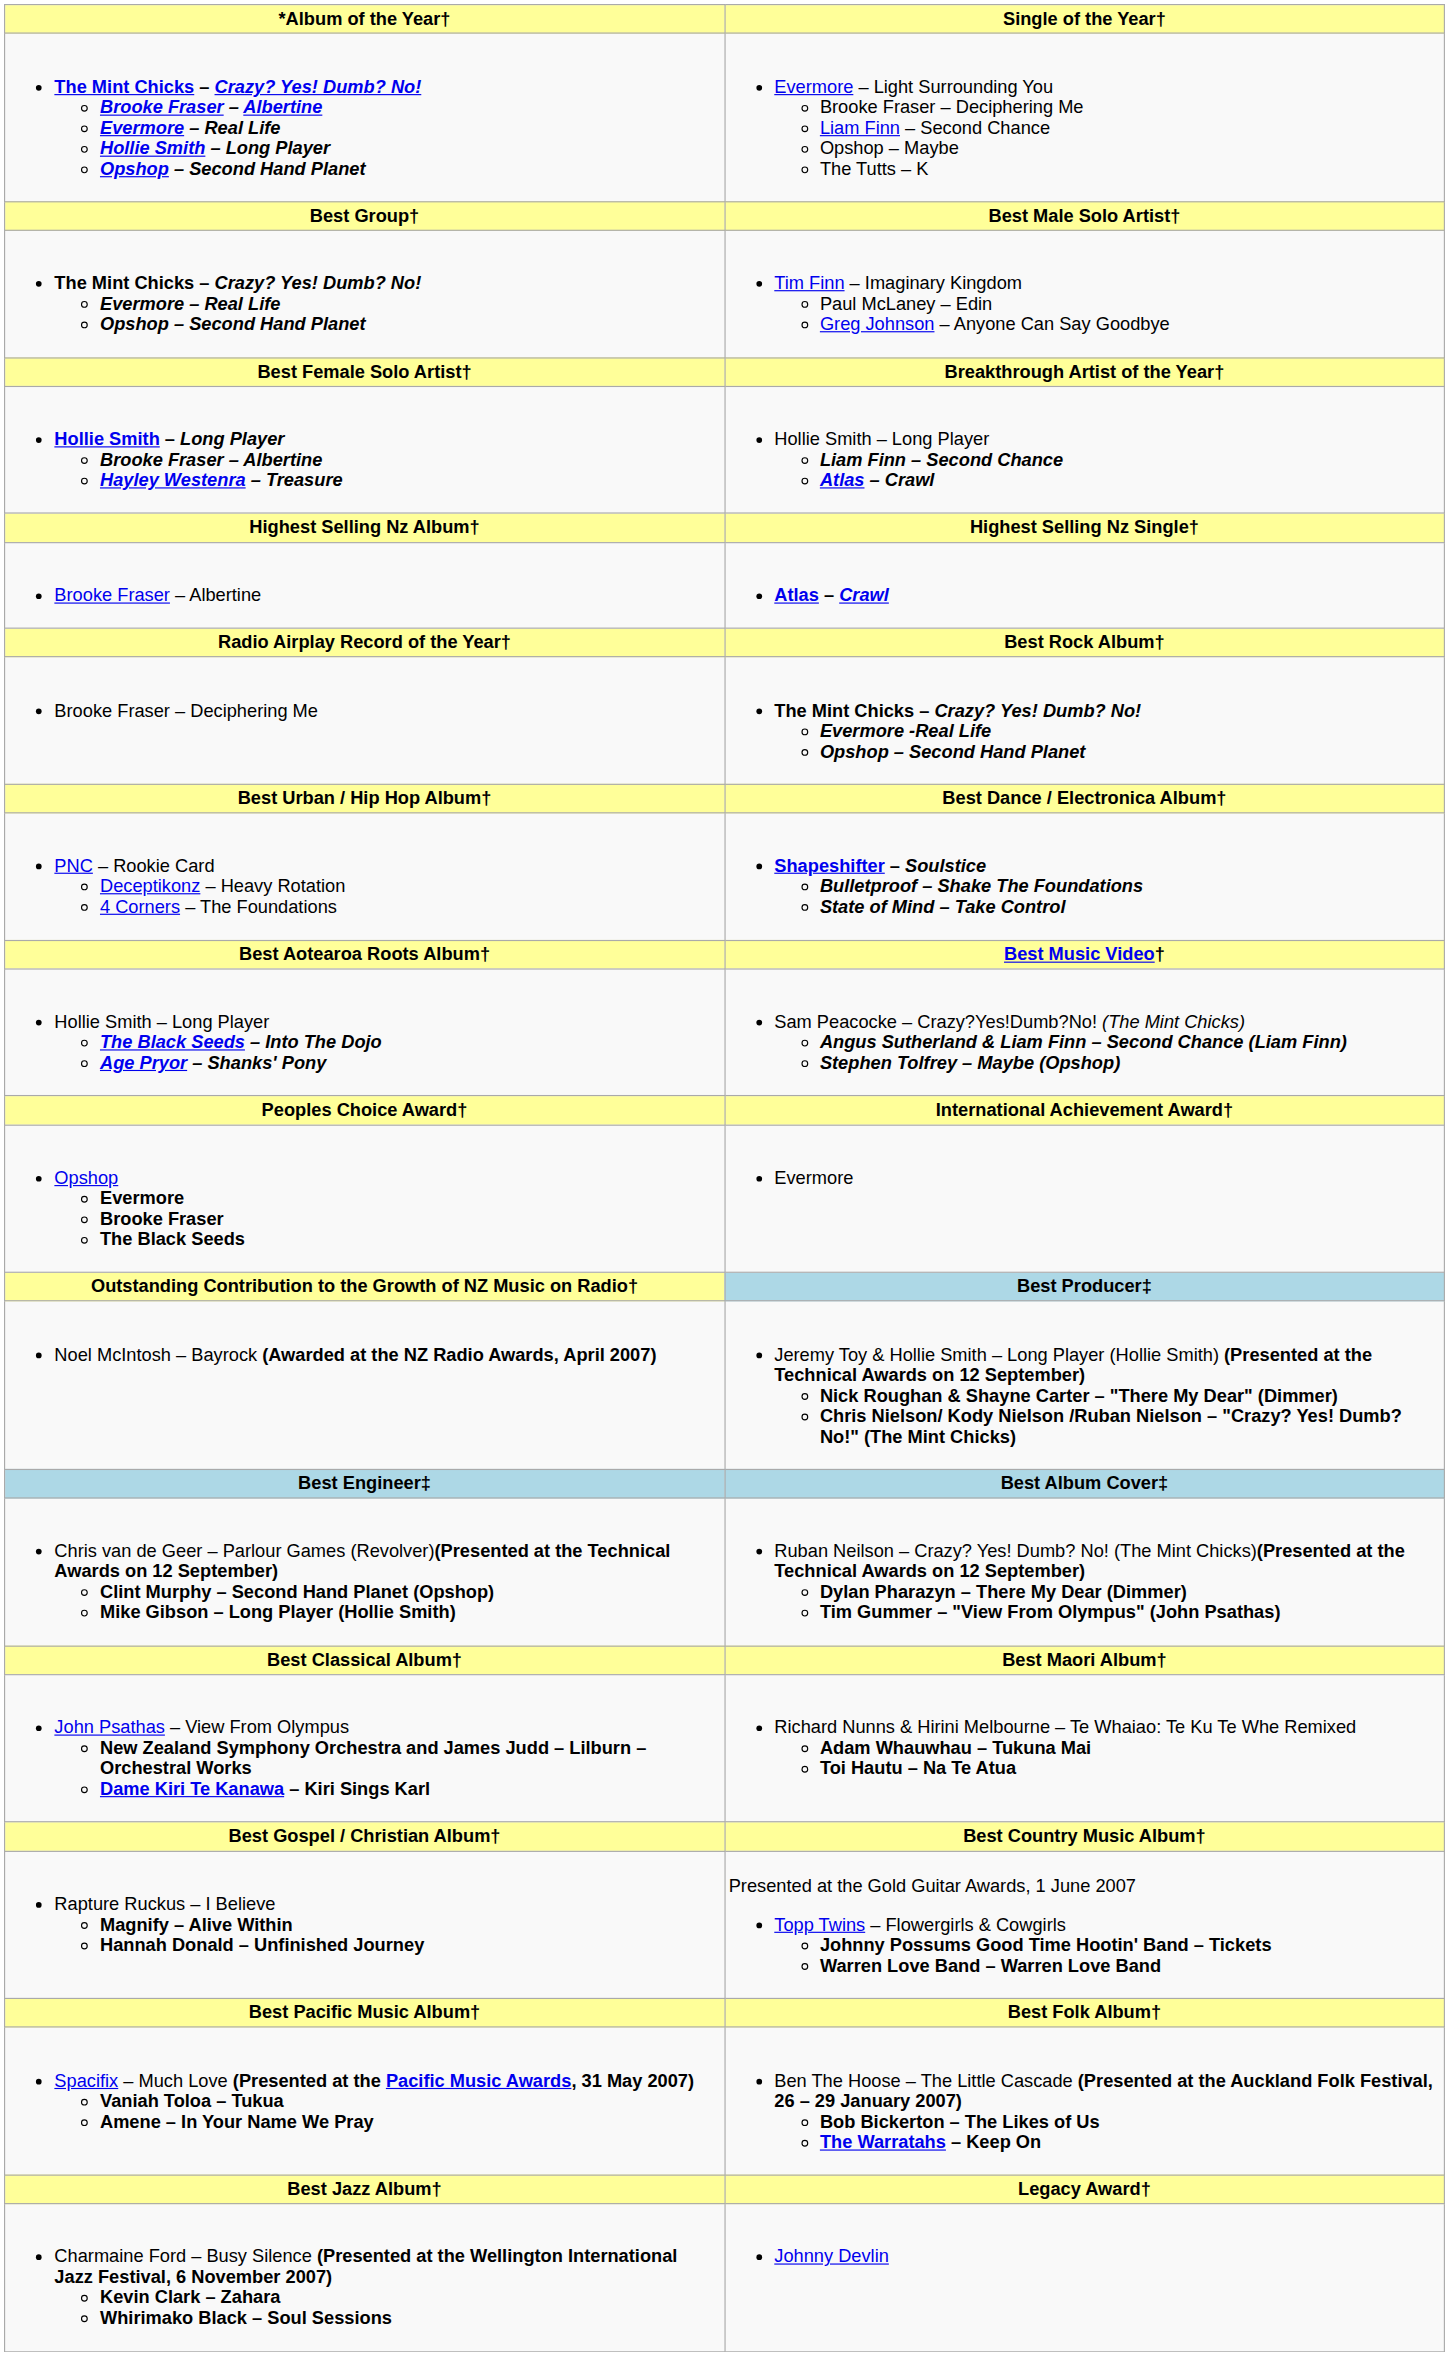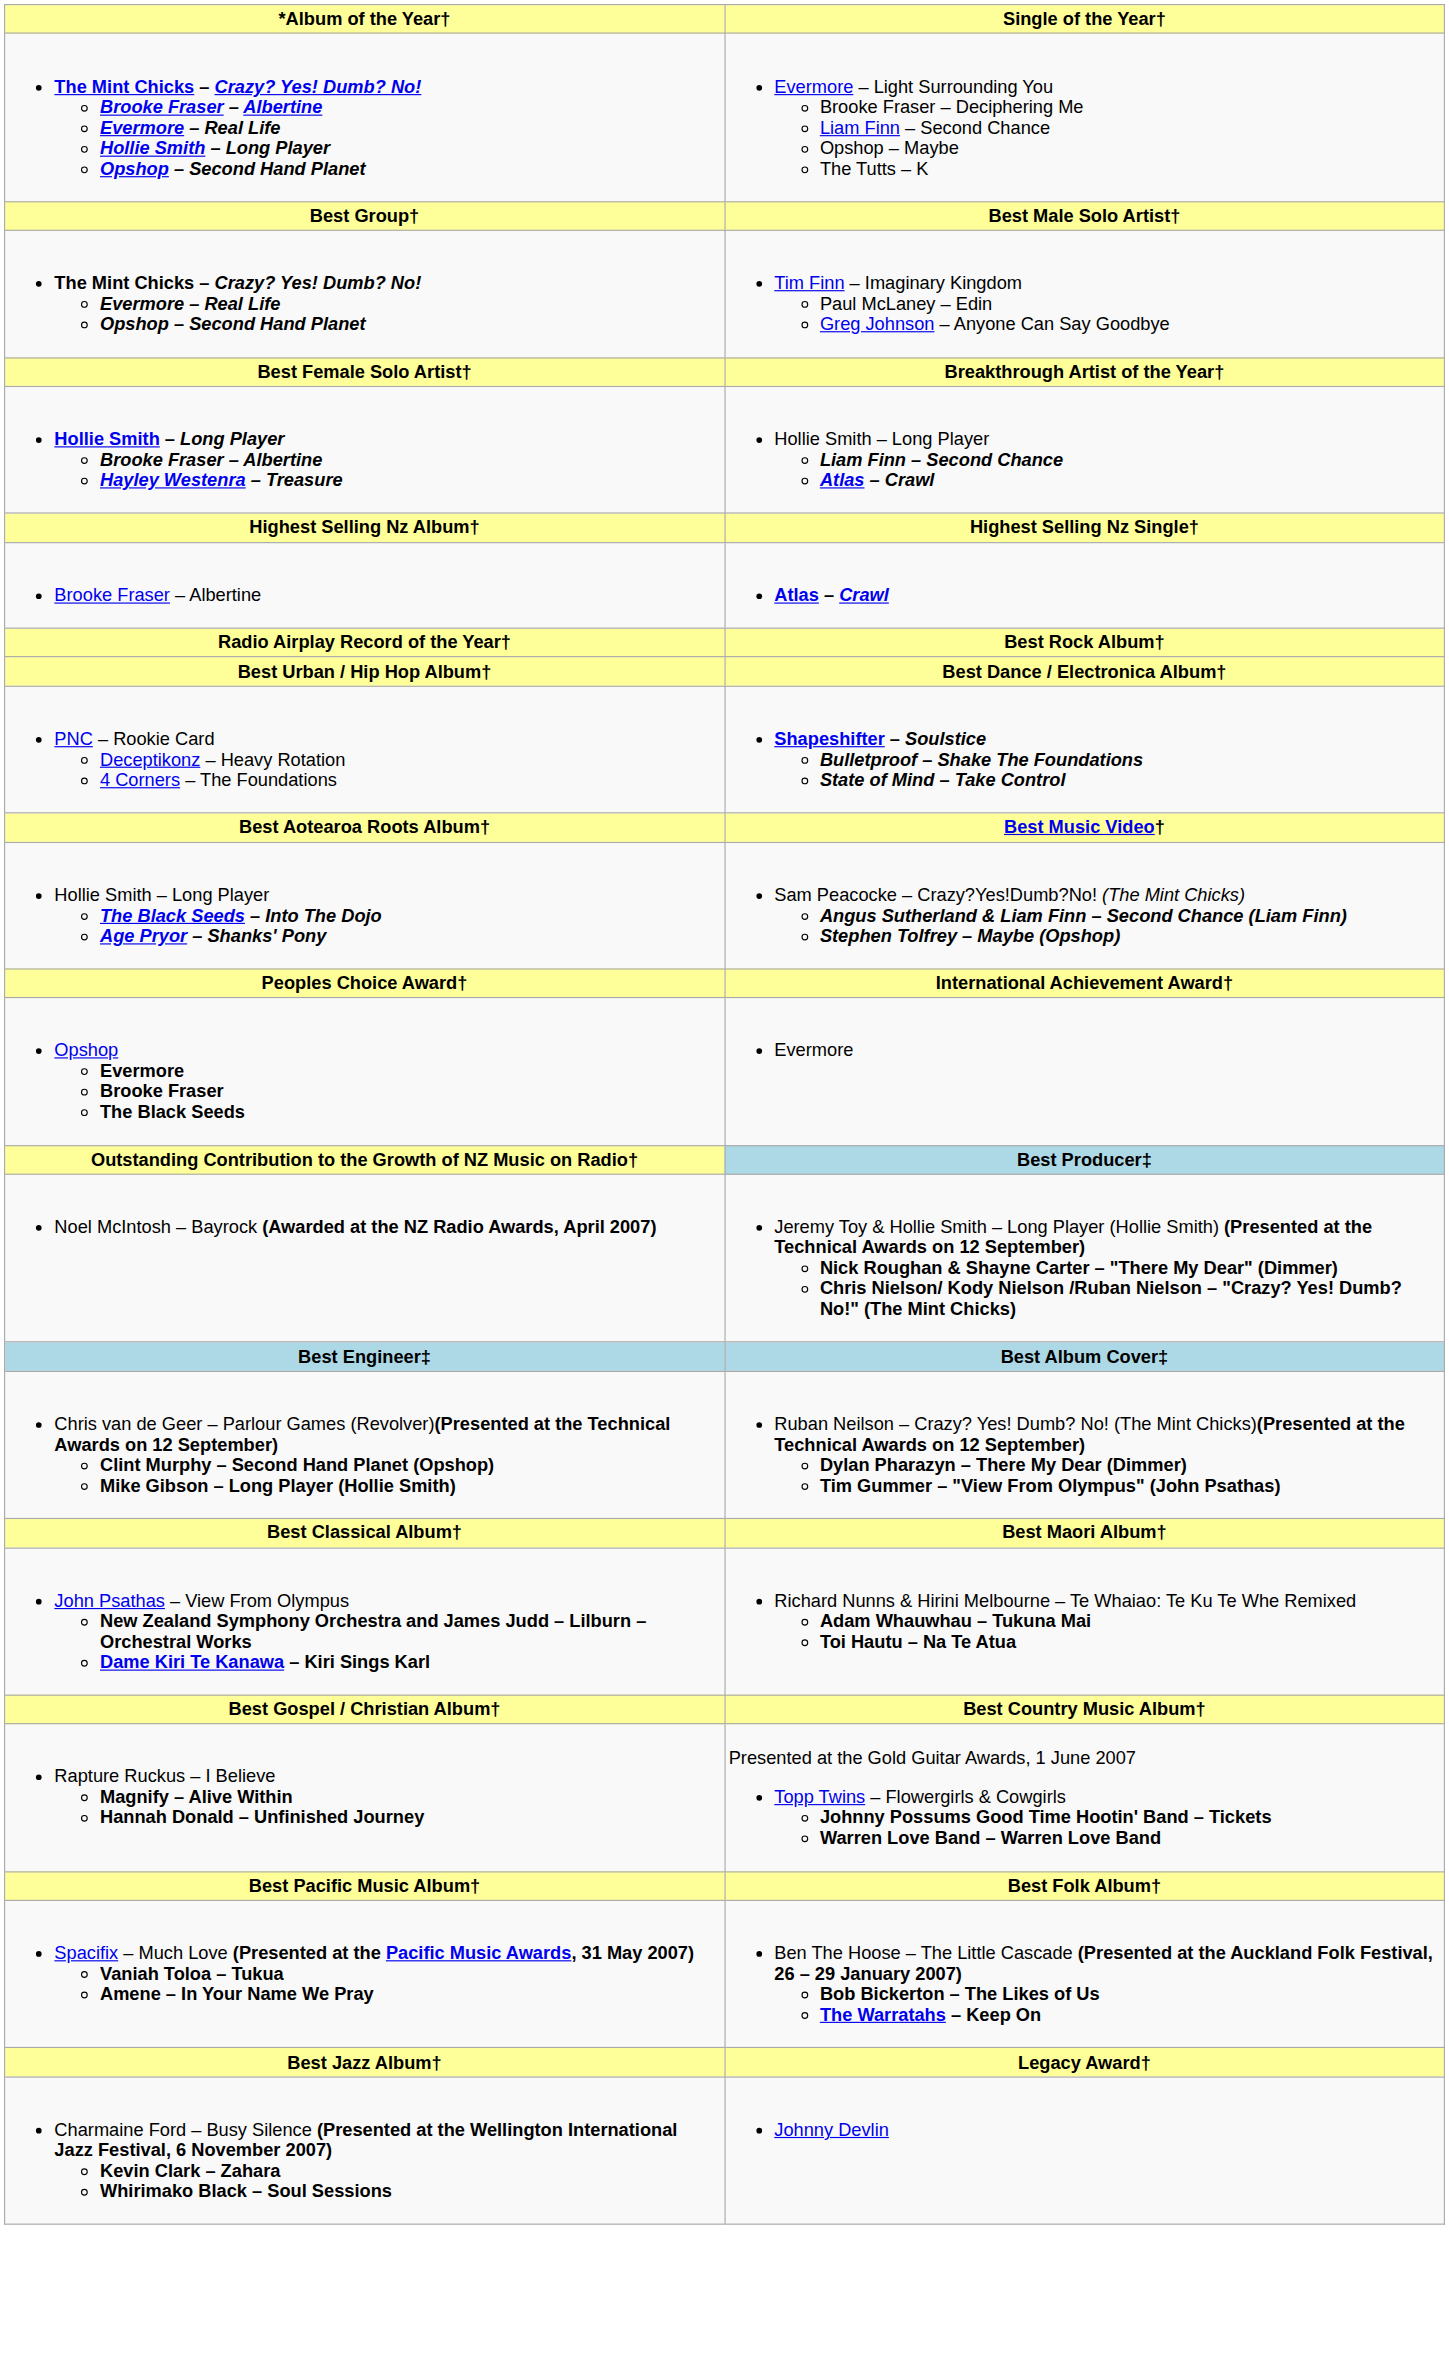- row: (365, 710)
